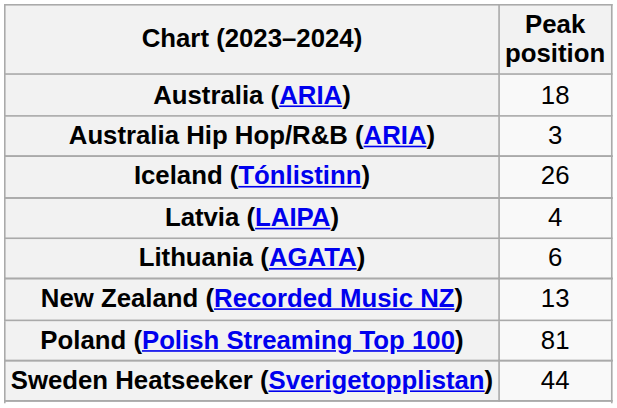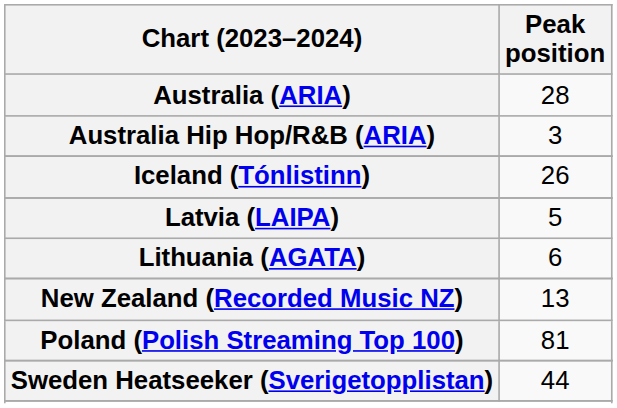(555, 94) 18 -> (555, 94) 28
(555, 217) 4 -> (555, 217) 5
